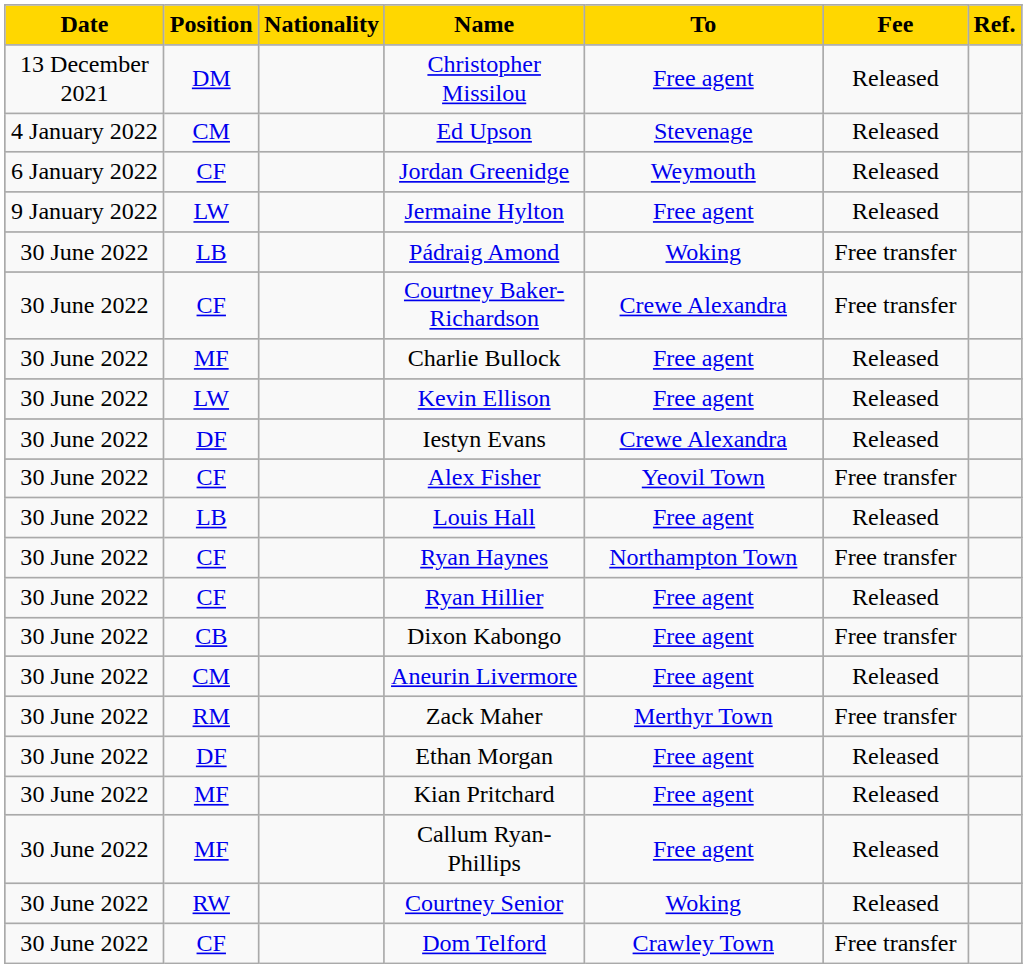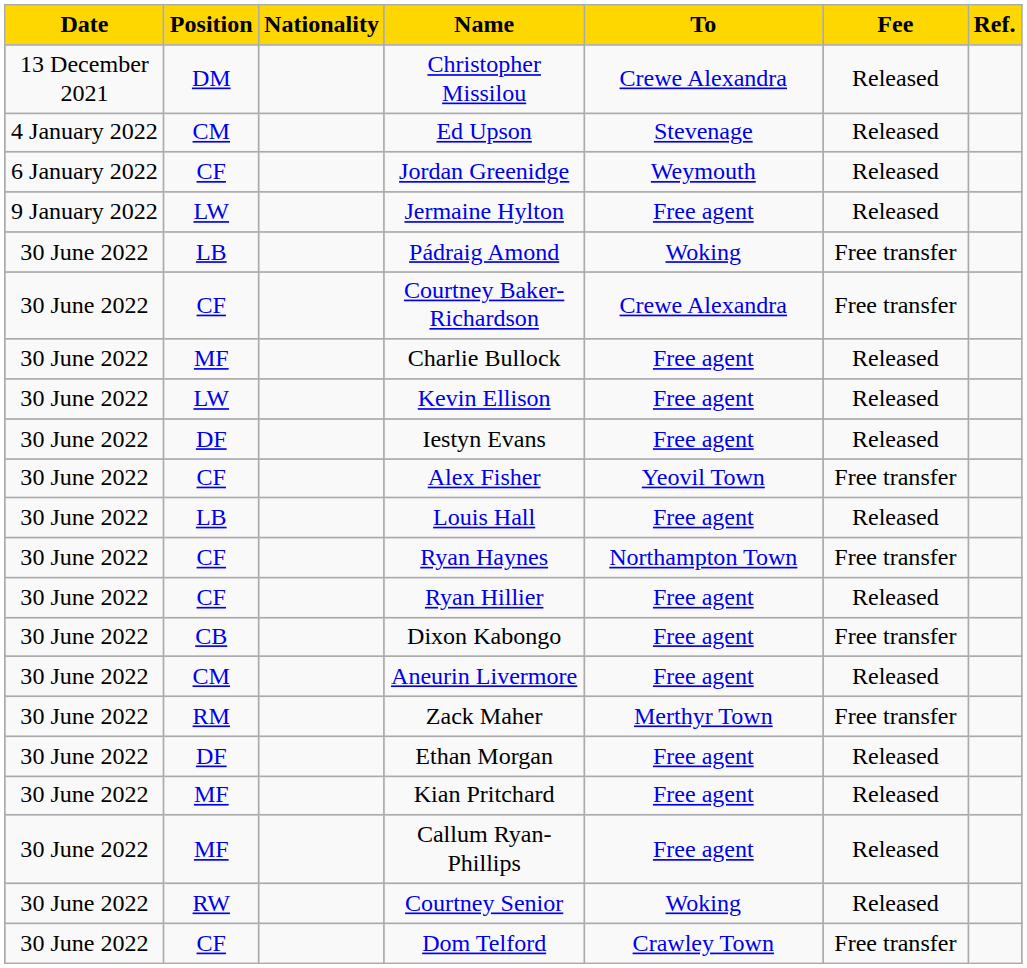(703, 78) Free agent -> (703, 78) Crewe Alexandra
(703, 438) Crewe Alexandra -> (703, 438) Free agent
